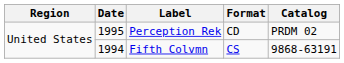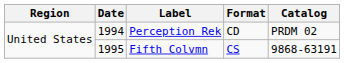(111, 31) 1995 -> (111, 31) 1994
(111, 49) 1994 -> (111, 49) 1995
